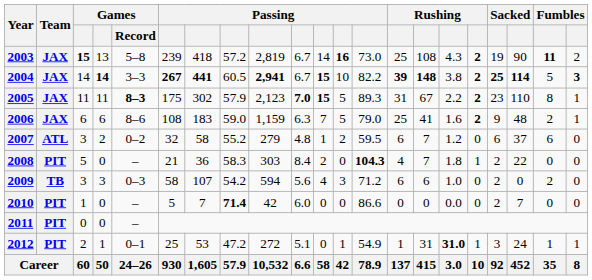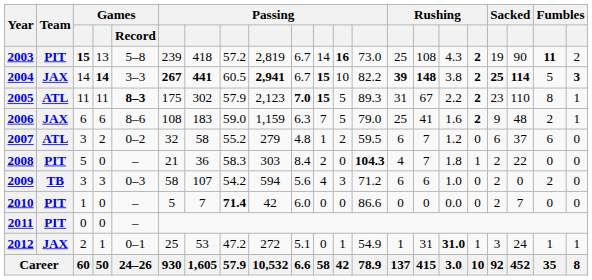(55, 56) JAX -> (55, 56) PIT
(55, 98) JAX -> (55, 98) ATL
(55, 243) PIT -> (55, 243) JAX
